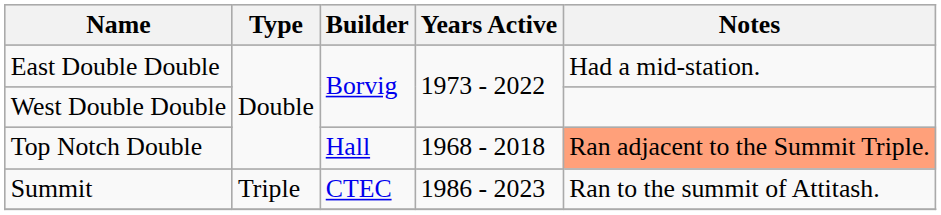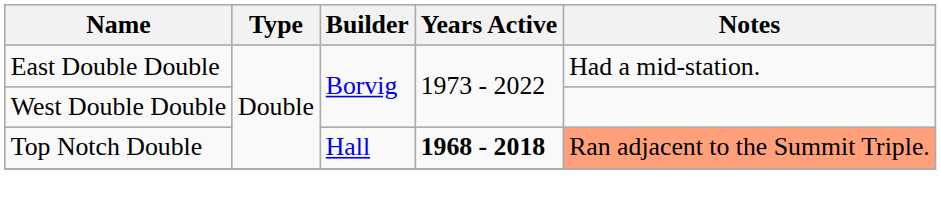(483, 147) normal -> (483, 147) bold
- row: (52, 188)
